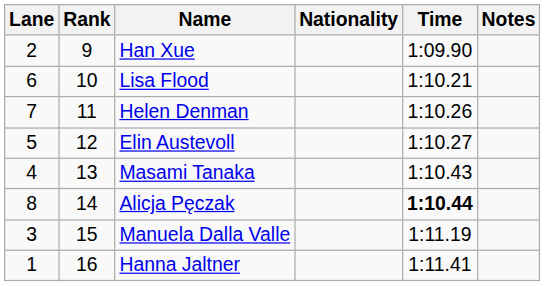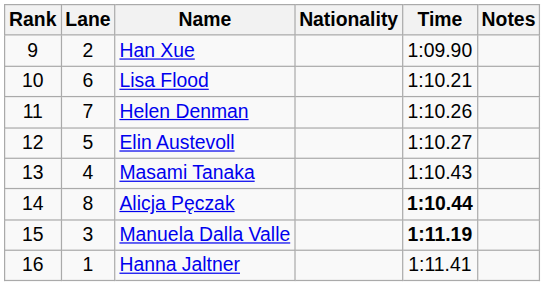columns swapped: (87, 19) <-> (32, 19)
(440, 234) normal -> (440, 234) bold
